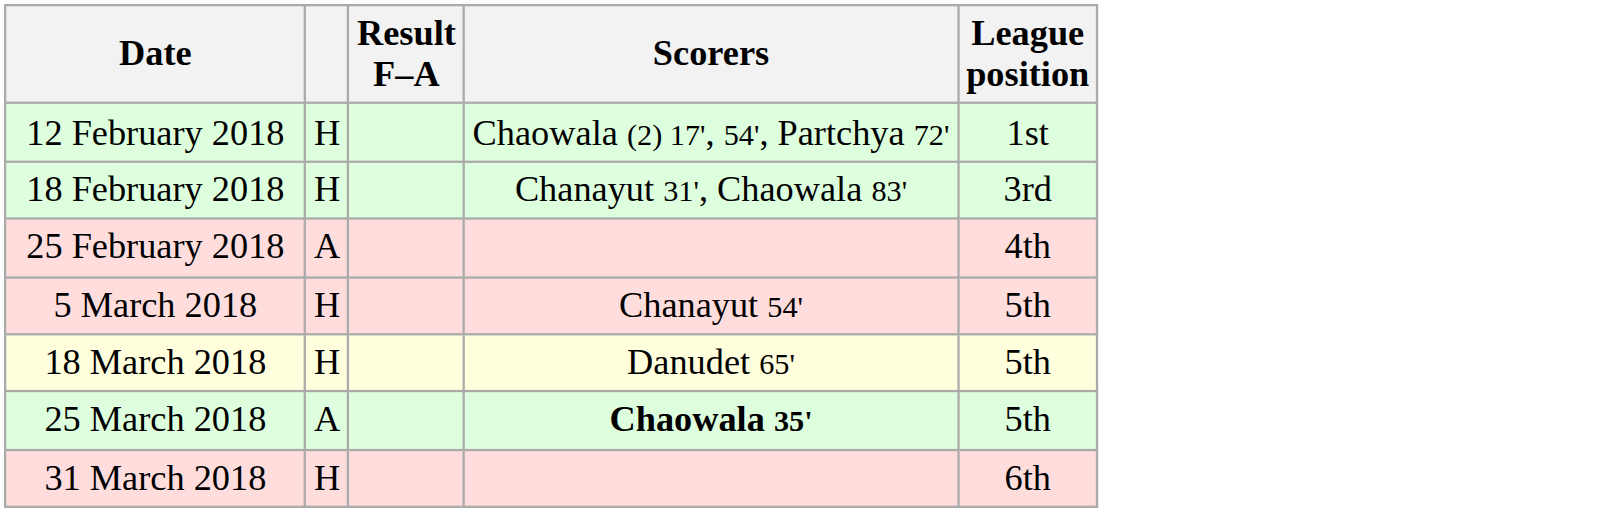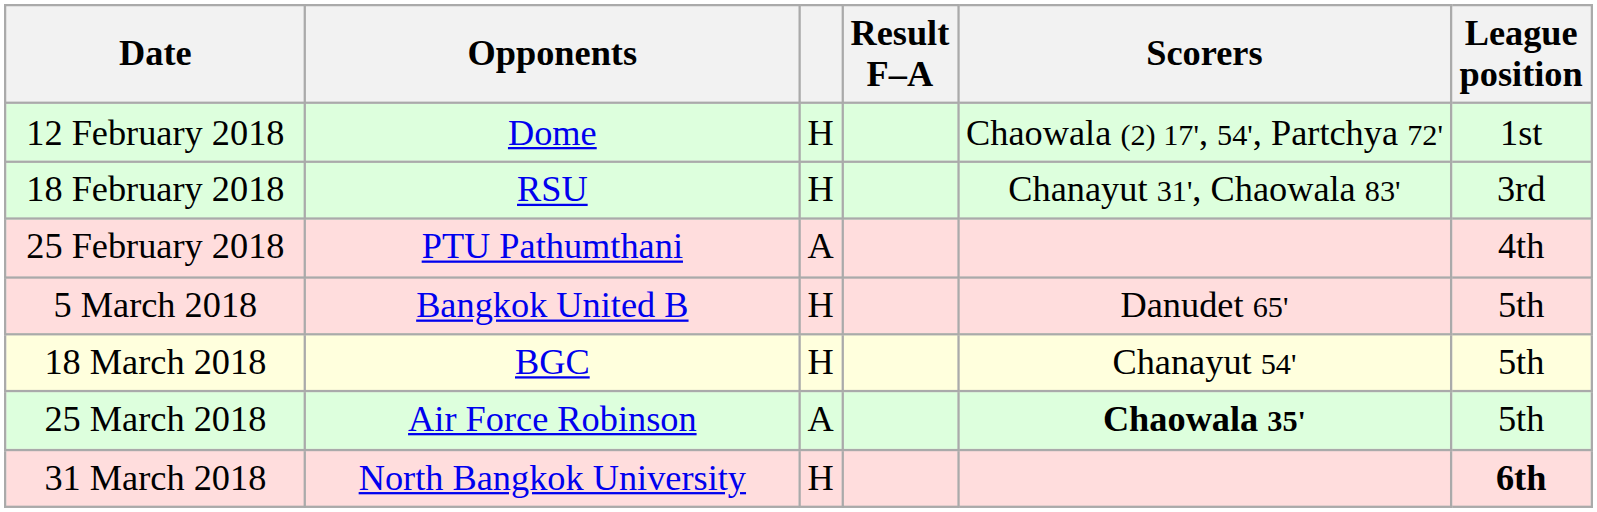+ column: (552, 53)
(711, 304) Chanayut 54' -> (1204, 304) Danudet 65'
(711, 362) Danudet 65' -> (1204, 362) Chanayut 54'
(1028, 477) normal -> (1521, 477) bold
